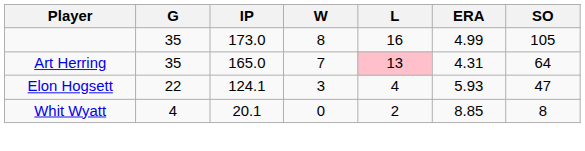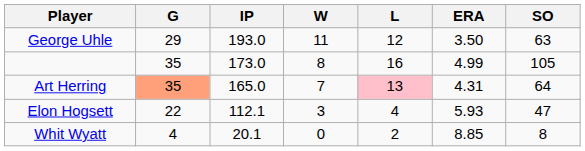+ row: (70, 39)
(173, 63) no background -> (173, 87) lightsalmon background
(247, 87) 124.1 -> (247, 110) 112.1
